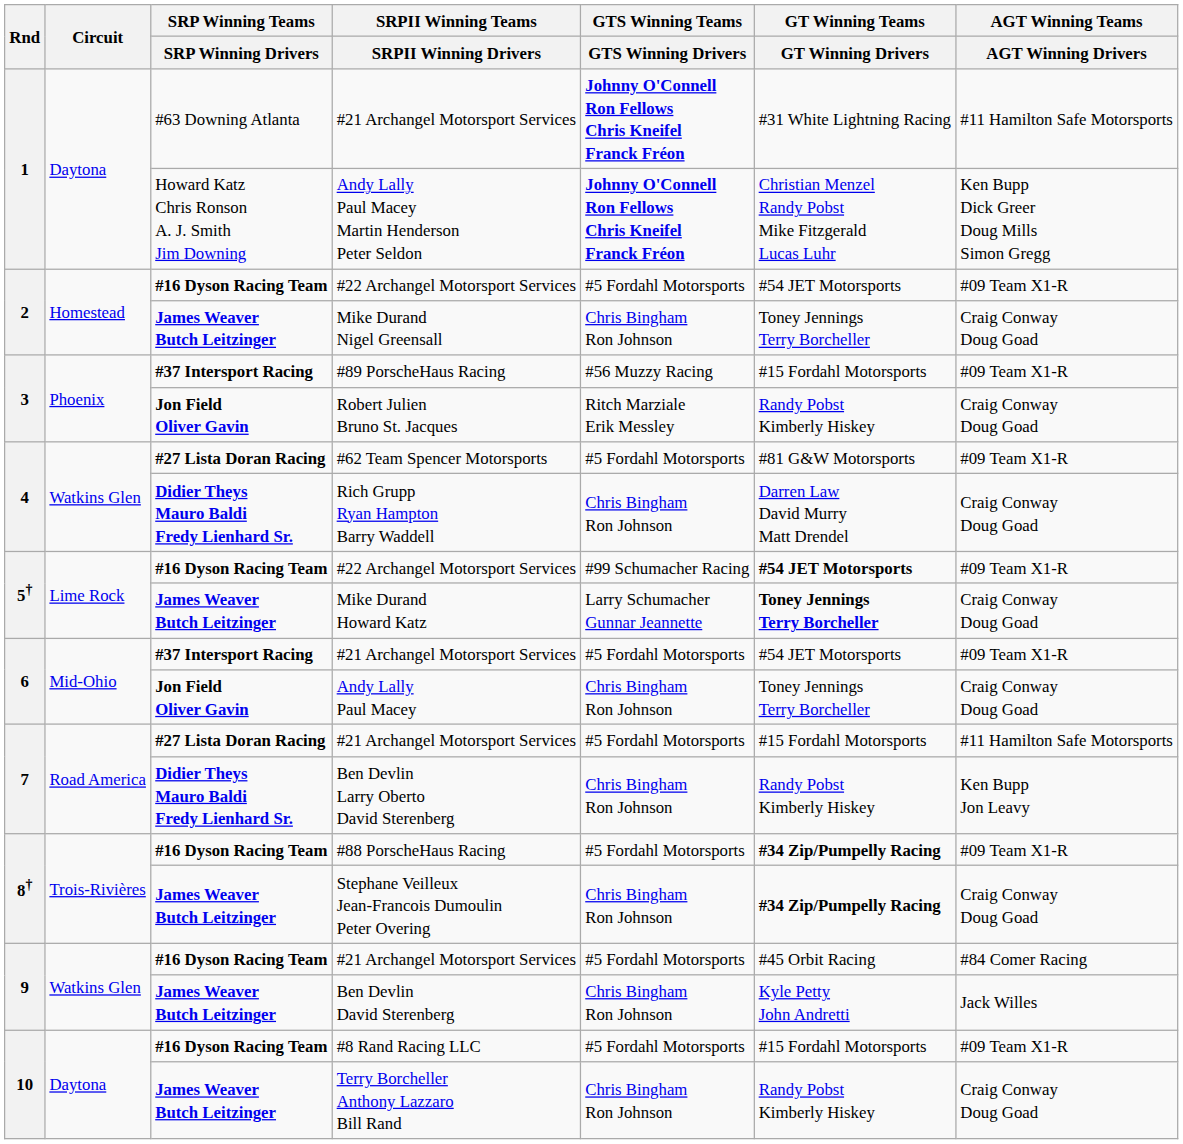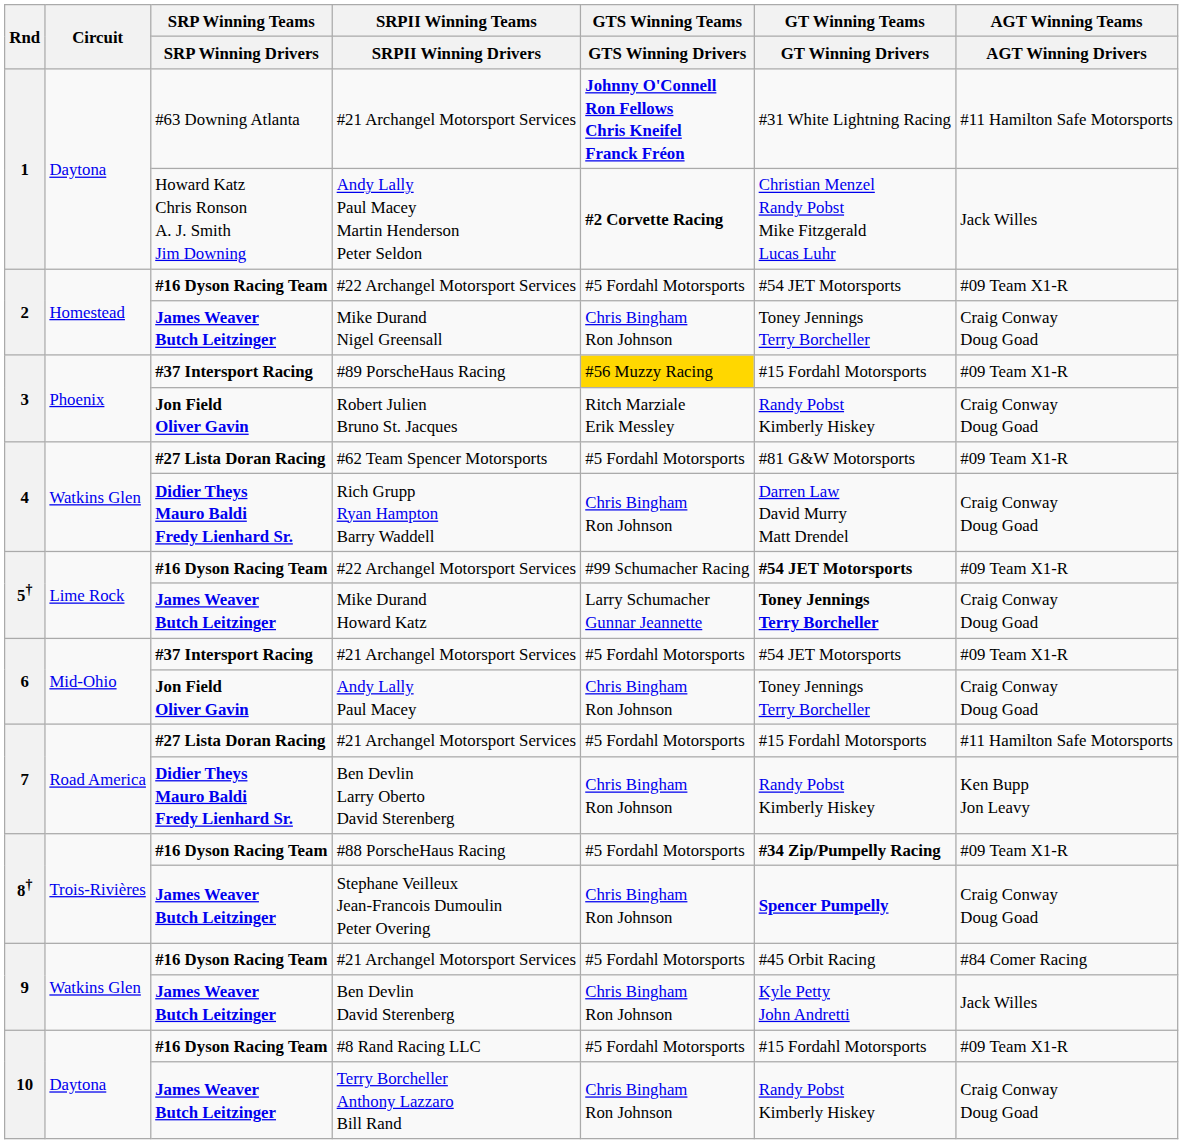(651, 219) Johnny O'Connell Ron Fellows Chris Kneifel Franck Fréon -> (654, 219) #2 Corvette Racing
(1005, 219) Ken Bupp Dick Greer Doug Mills Simon Gregg -> (999, 219) Jack Willes
(649, 372) no background -> (649, 372) gold background
(850, 905) #34 Zip/Pumpelly Racing -> (824, 905) Spencer Pumpelly
